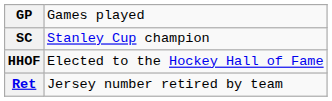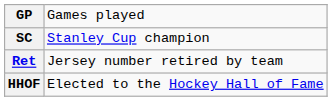rows swapped: (24, 84) <-> (24, 61)
